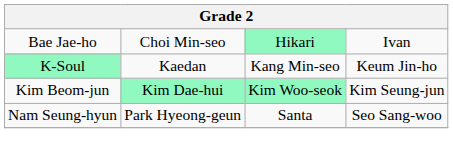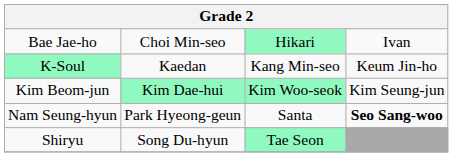(397, 115) normal -> (397, 115) bold
+ row: (63, 139)
